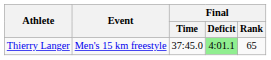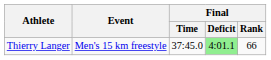(252, 46) 65 -> (252, 46) 66
